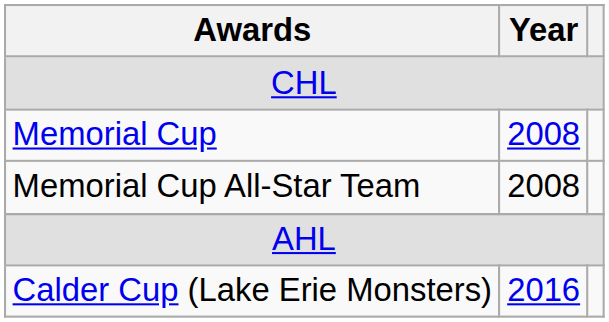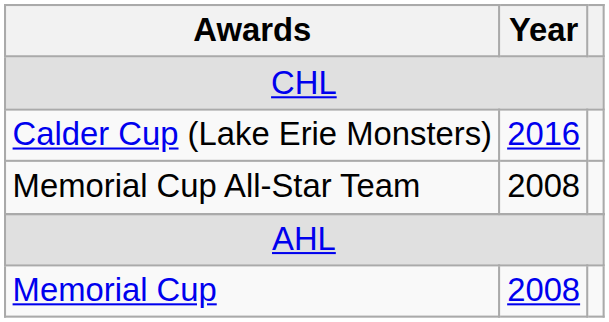rows swapped: (115, 134) <-> (252, 290)
